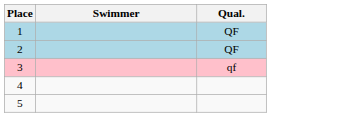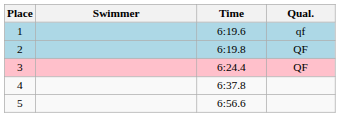+ column: (231, 13)
(231, 31) QF -> (301, 31) qf
(231, 67) qf -> (301, 67) QF
